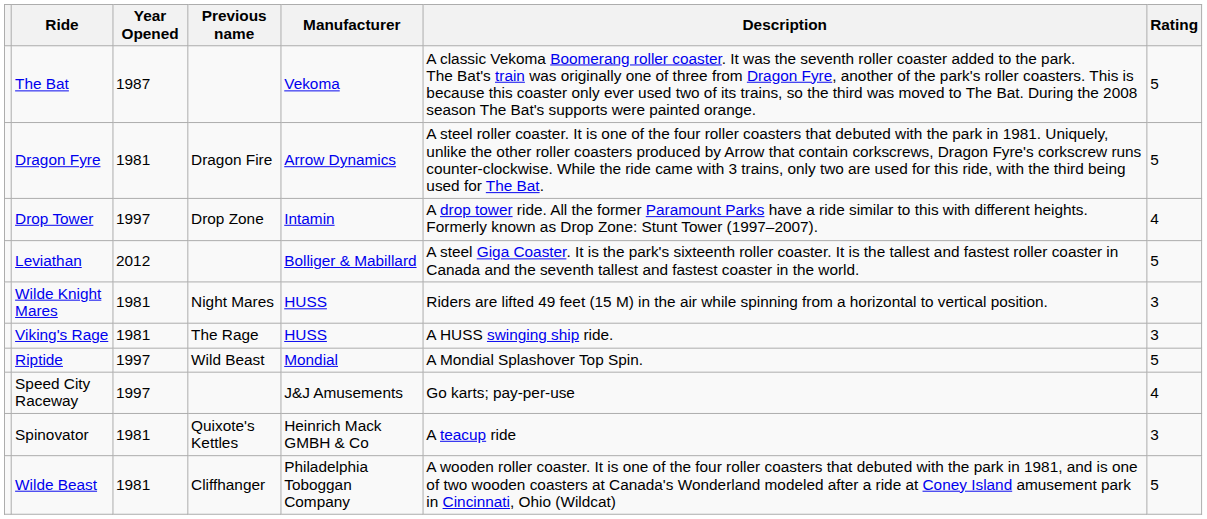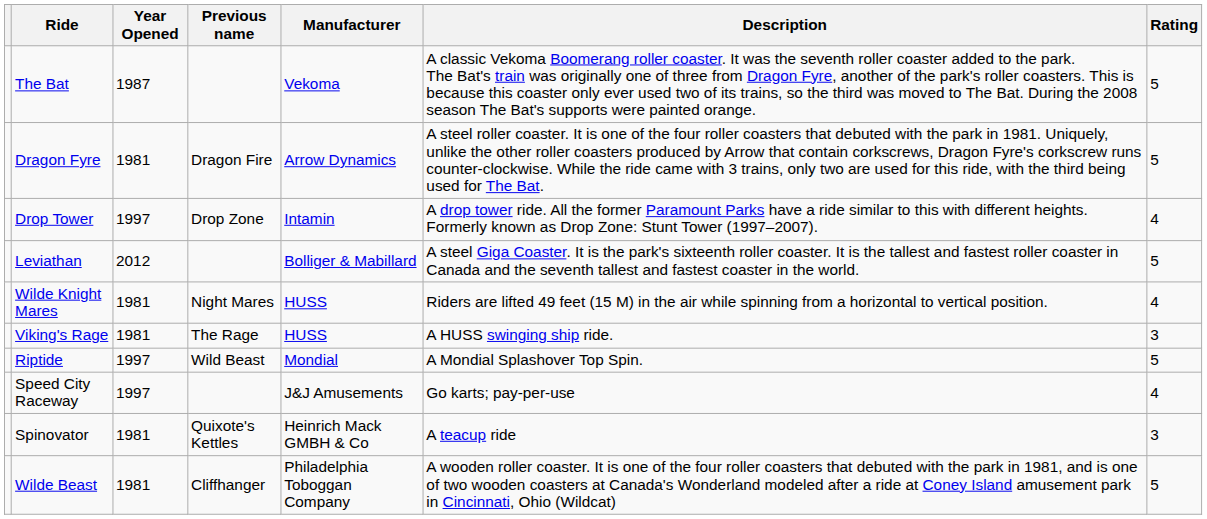(1154, 302) 3 -> (1154, 302) 4
